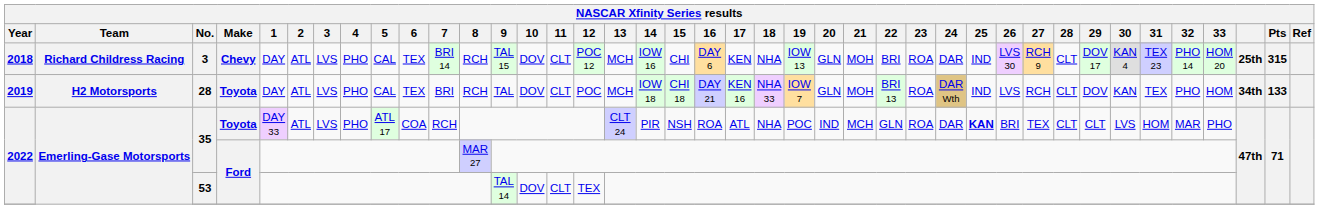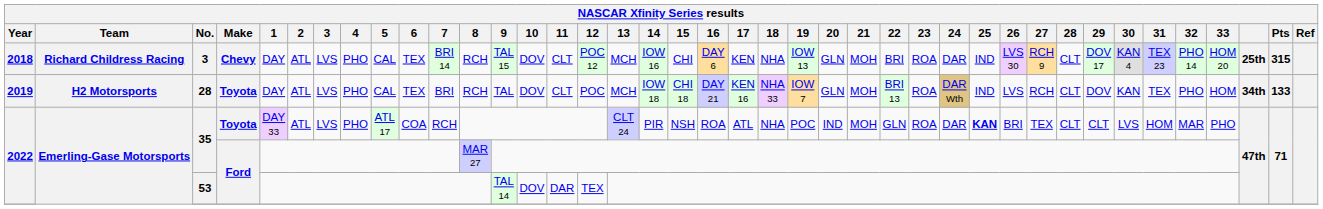(860, 124) MCH -> (864, 124) MOH
(560, 188) CLT -> (562, 188) DAR
